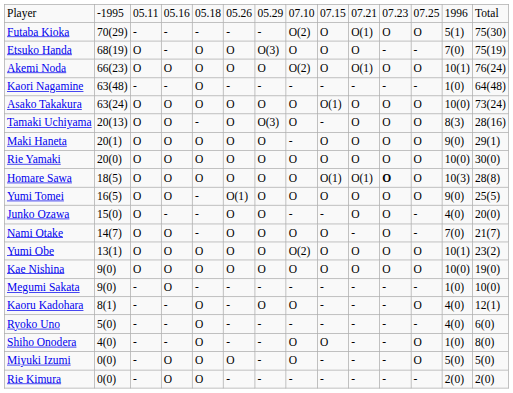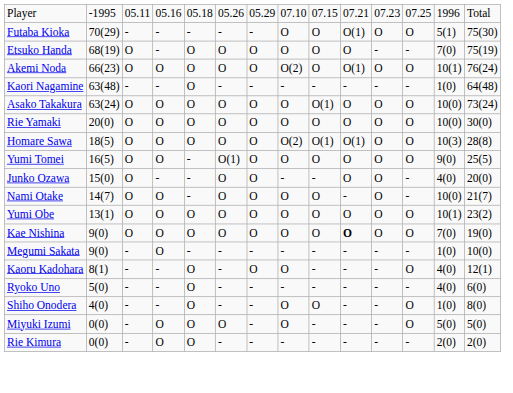(300, 31) O(2) -> (285, 31) O
(268, 50) O(3) -> (253, 50) O
- row: (49, 123)
- row: (37, 141)
(293, 178) O -> (291, 141) O(2)
(387, 178) bold -> (378, 141) normal
(454, 232) 7(0) -> (449, 196) 10(0)
(300, 251) O(2) -> (285, 214) O
(355, 269) normal -> (347, 232) bold
(457, 269) 10(0) -> (446, 232) 7(0)
